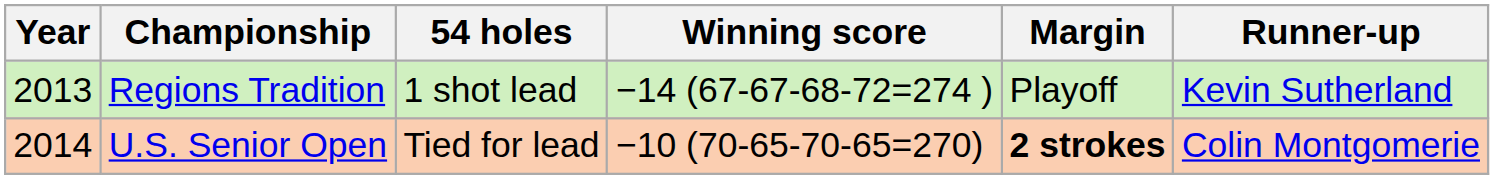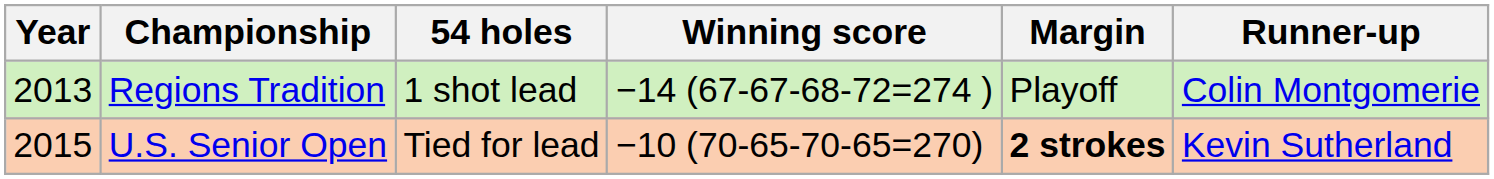(1317, 88) Kevin Sutherland -> (1331, 88) Colin Montgomerie
(53, 145) 2014 -> (53, 145) 2015
(1331, 145) Colin Montgomerie -> (1317, 145) Kevin Sutherland
